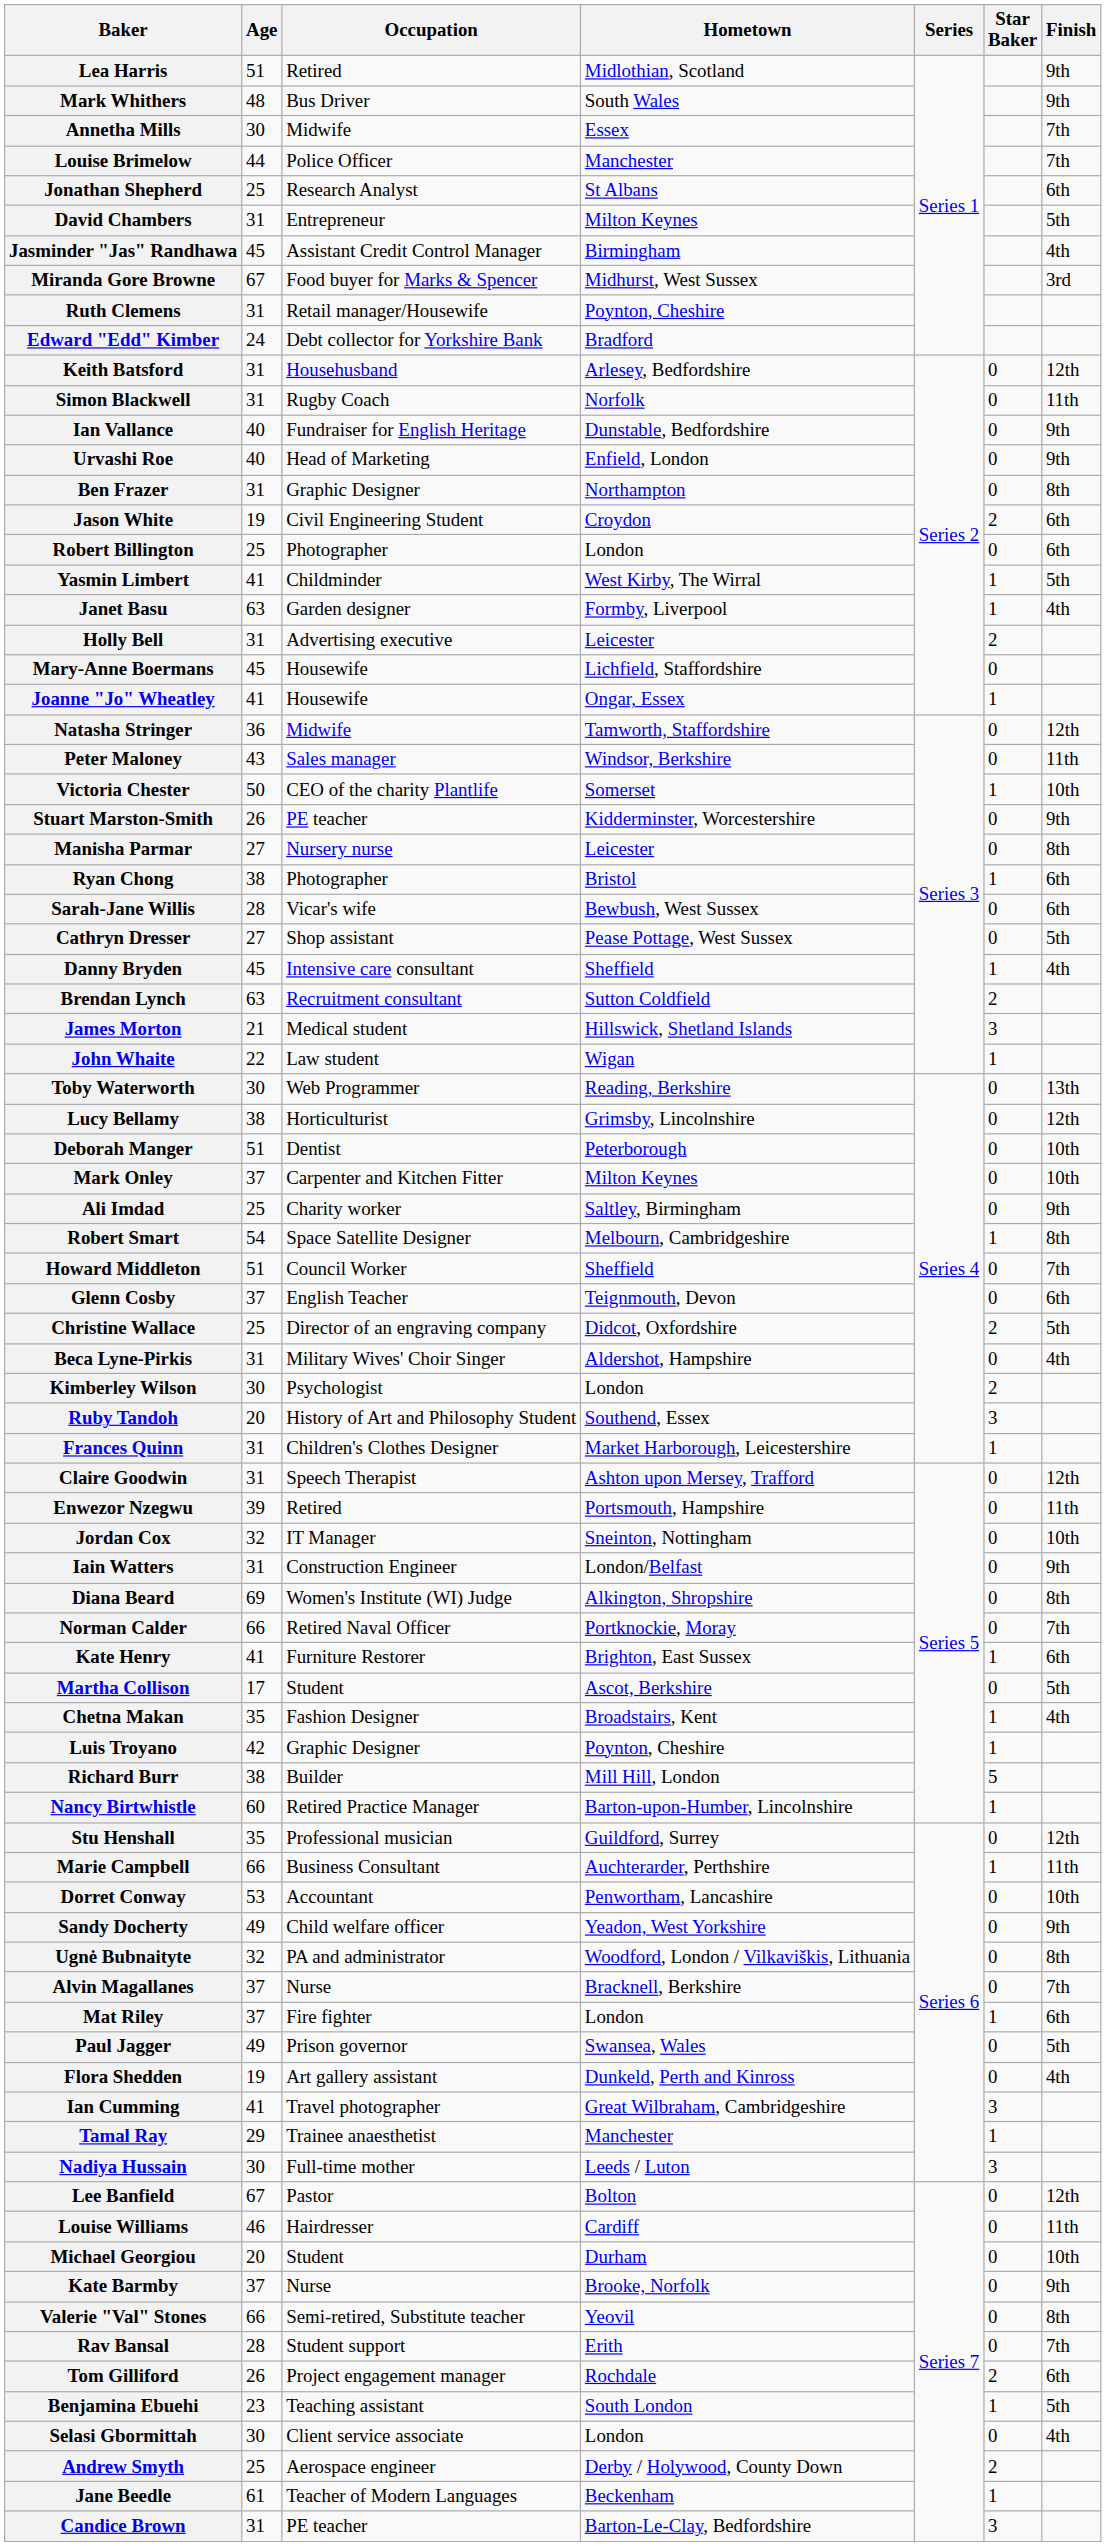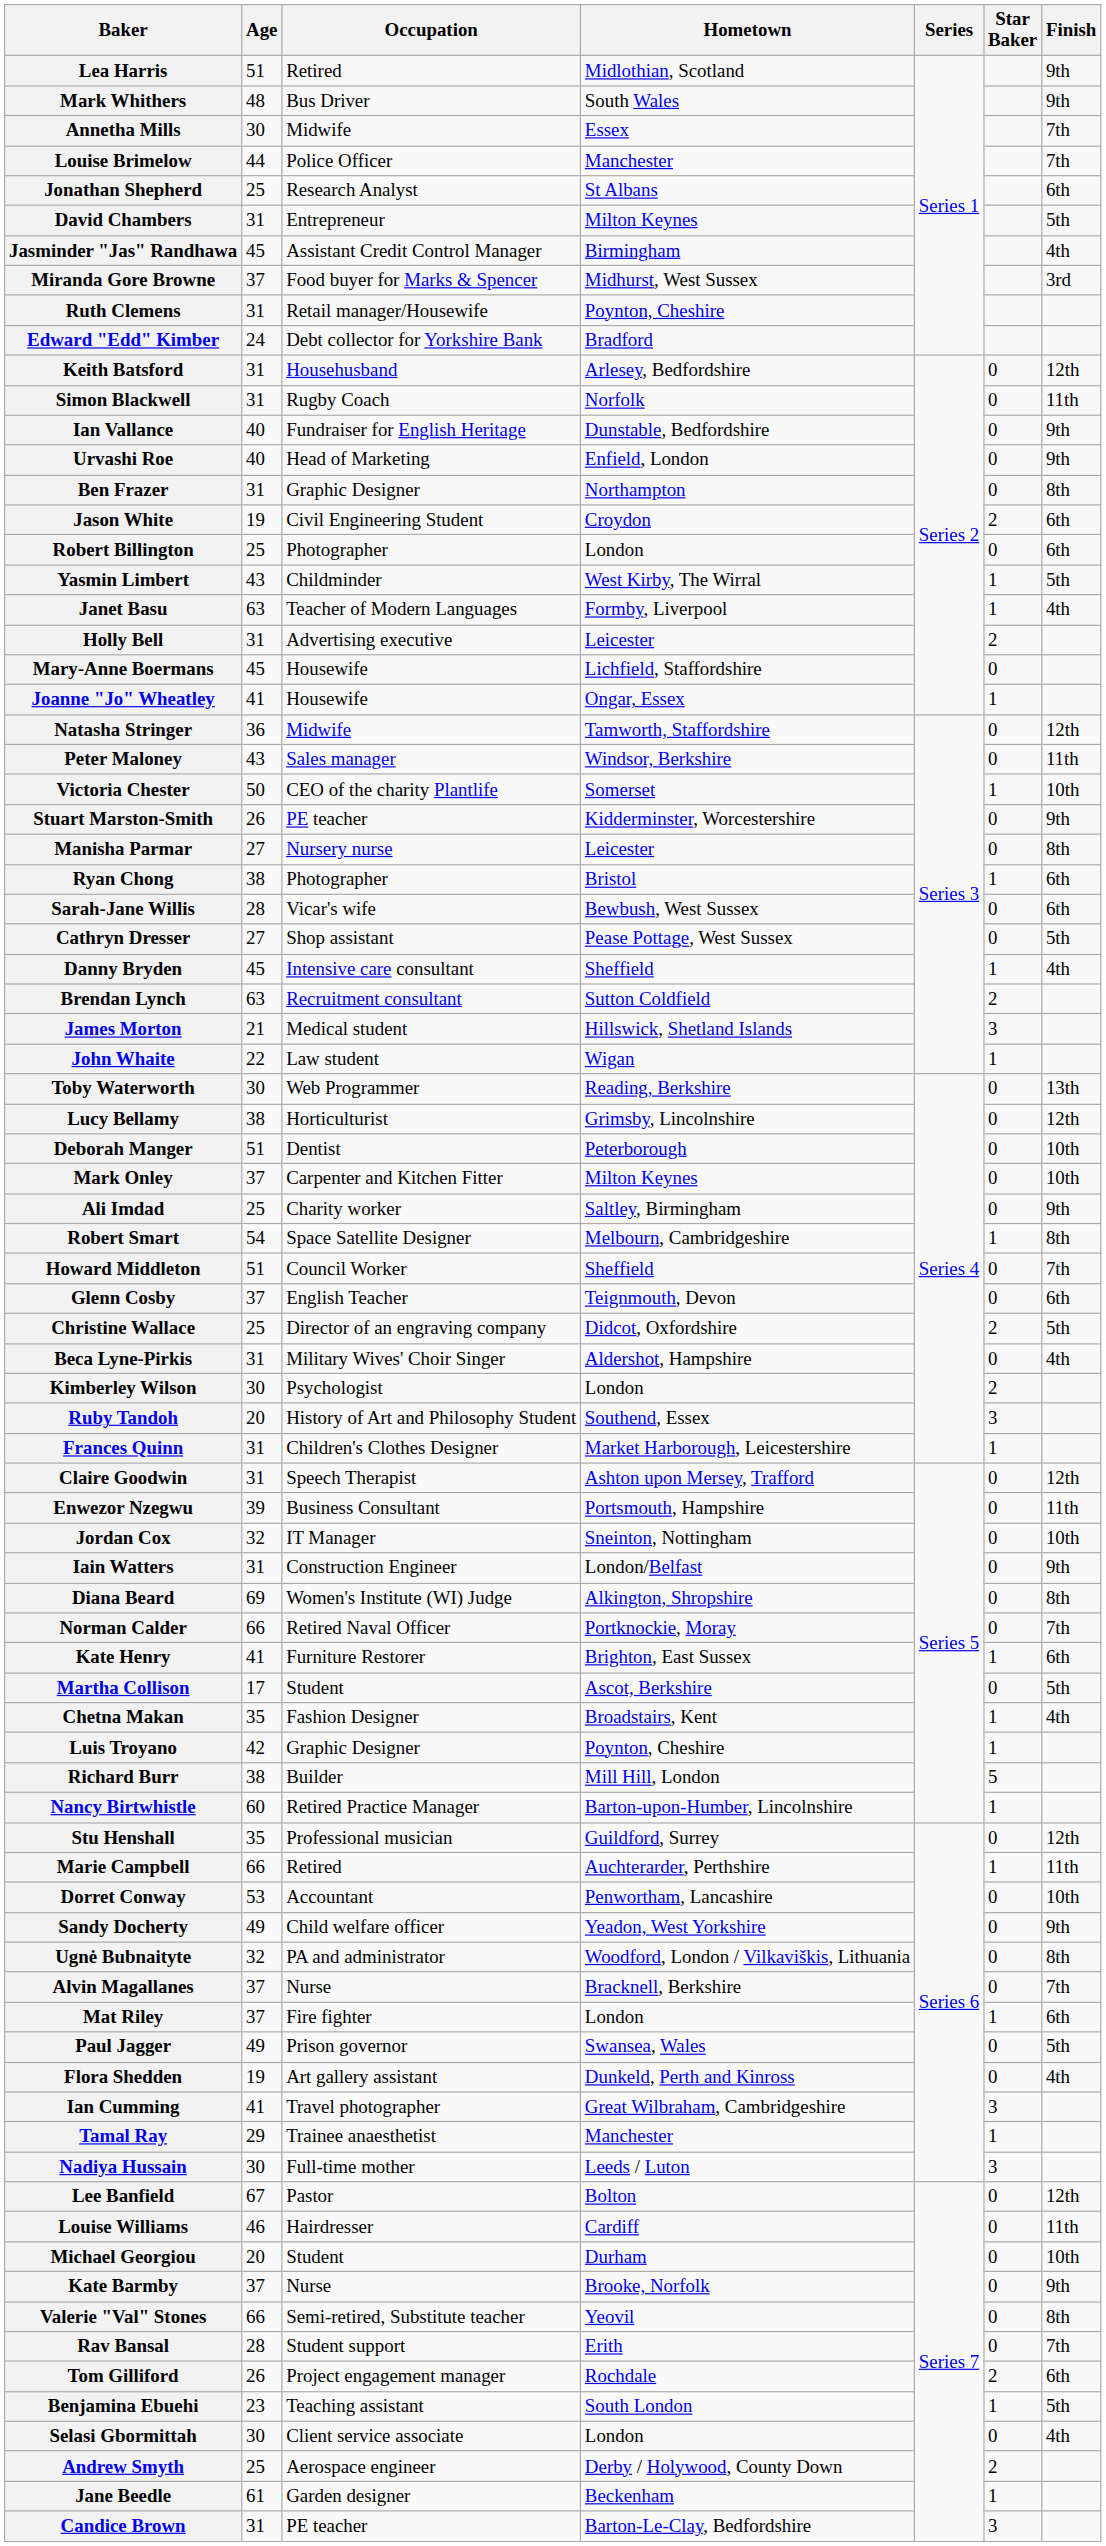(255, 280) 67 -> (255, 280) 37
(255, 579) 41 -> (255, 579) 43
(348, 609) Garden designer -> (402, 609) Teacher of Modern Languages
(314, 1507) Retired -> (363, 1507) Business Consultant
(363, 1867) Business Consultant -> (314, 1867) Retired
(402, 2495) Teacher of Modern Languages -> (348, 2495) Garden designer
